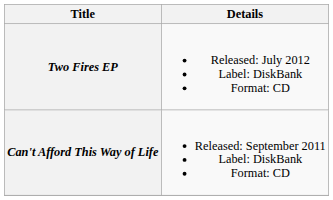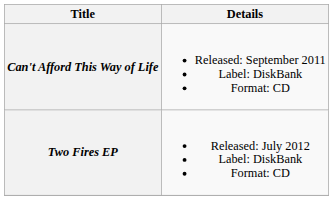rows swapped: (83, 152) <-> (83, 66)
